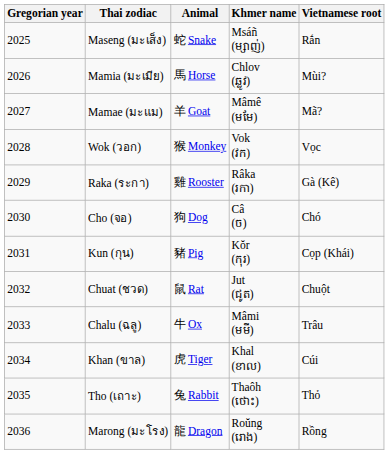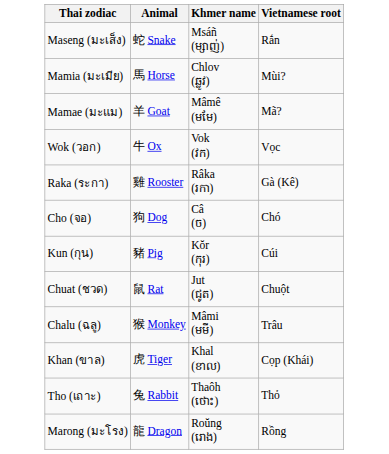- column: (45, 13)
(200, 146) 猴 Monkey -> (147, 146) 牛 Ox
(328, 253) Cọp (Khái) -> (270, 253) Cúi
(188, 324) 牛 Ox -> (159, 324) 猴 Monkey
(310, 360) Cúi -> (287, 360) Cọp (Khái)
